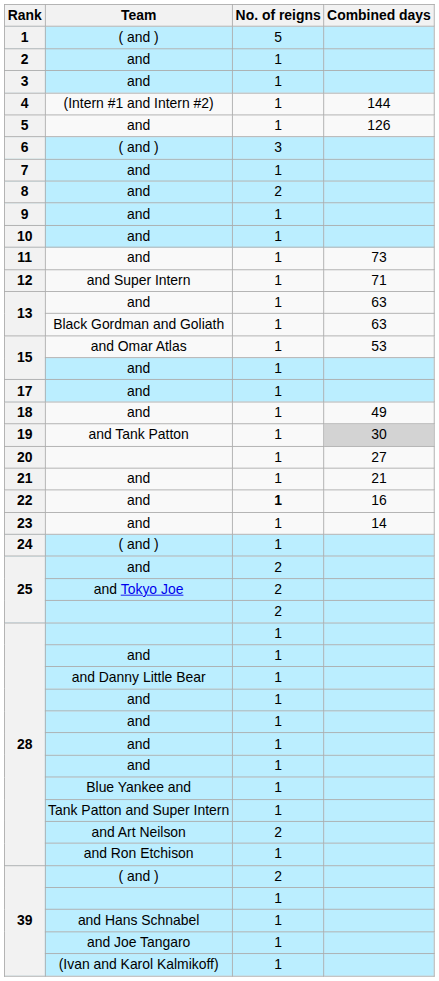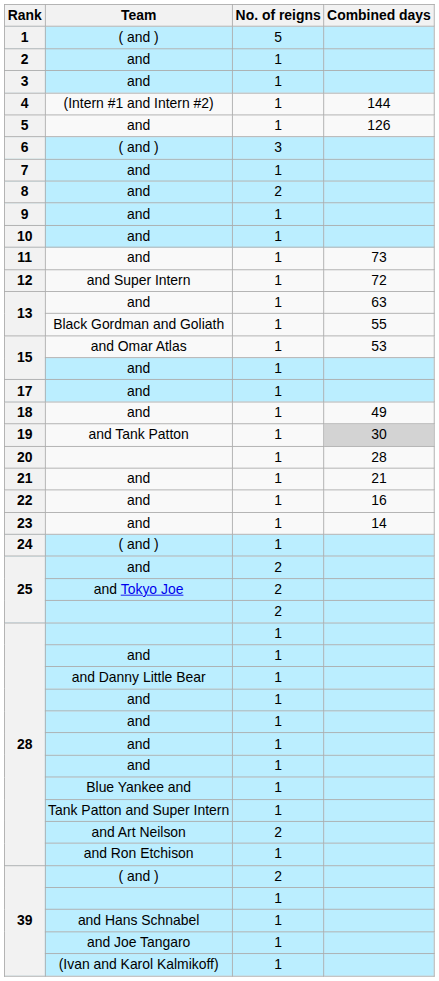(379, 280) 71 -> (379, 280) 72
(379, 324) 63 -> (379, 324) 55
(379, 457) 27 -> (379, 457) 28
(278, 501) bold -> (278, 501) normal
